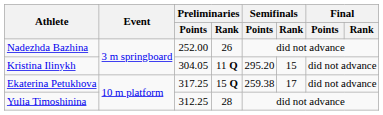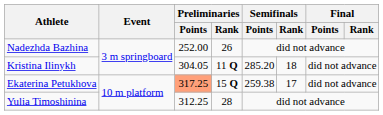(259, 66) 295.20 -> (259, 66) 285.20
(291, 66) 15 -> (291, 66) 18
(193, 84) no background -> (193, 84) lightsalmon background
